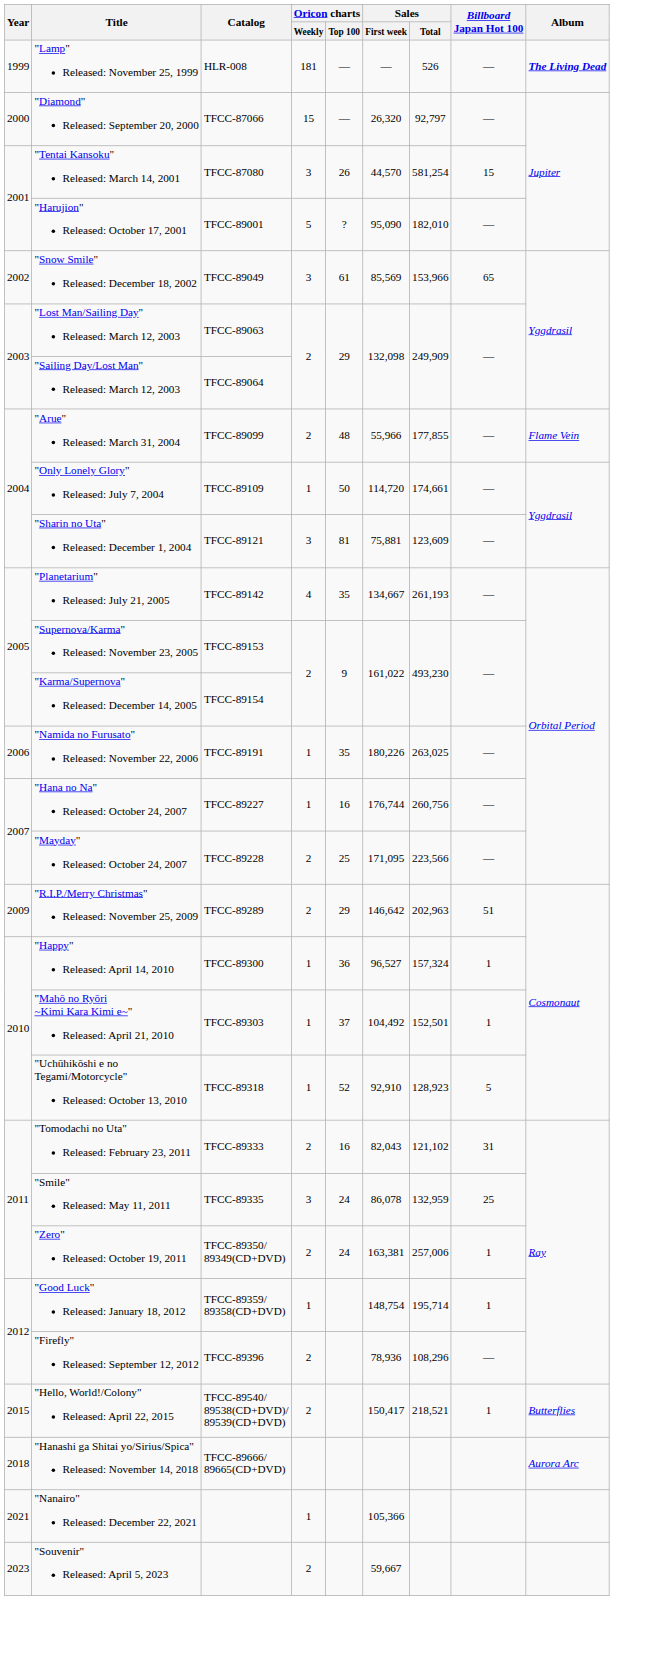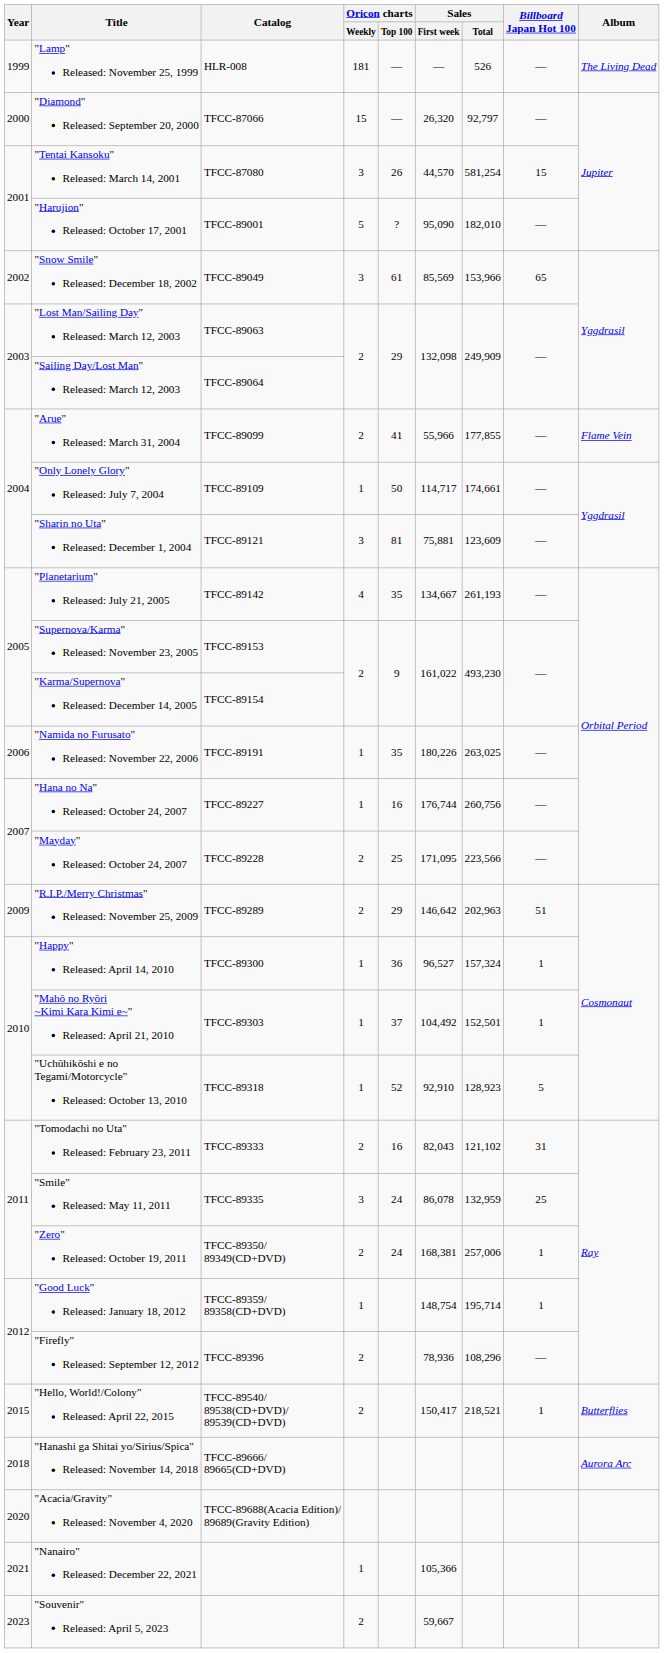(567, 66) bold -> (619, 66) normal
(344, 435) 48 -> (397, 435) 41
(386, 488) 114,720 -> (439, 488) 114,717
(386, 1252) 163,381 -> (439, 1252) 168,381
+ row: (117, 1510)
